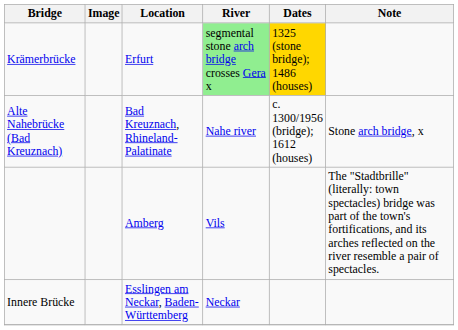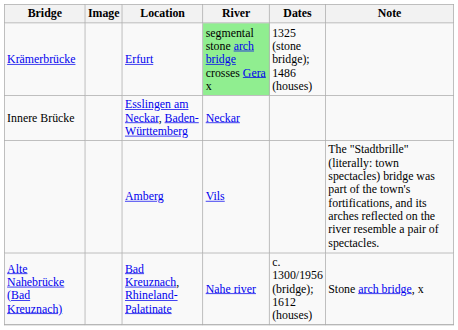(292, 59) gold background -> (292, 59) no background
rows swapped: (36, 131) <-> (41, 302)
